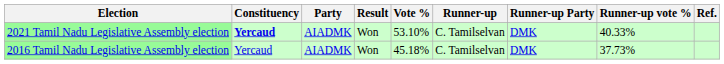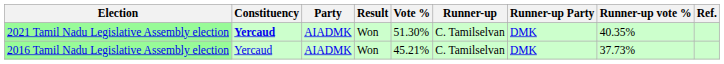(411, 31) 53.10% -> (411, 31) 51.30%
(617, 31) 40.33% -> (617, 31) 40.35%
(411, 50) 45.18% -> (411, 50) 45.21%
